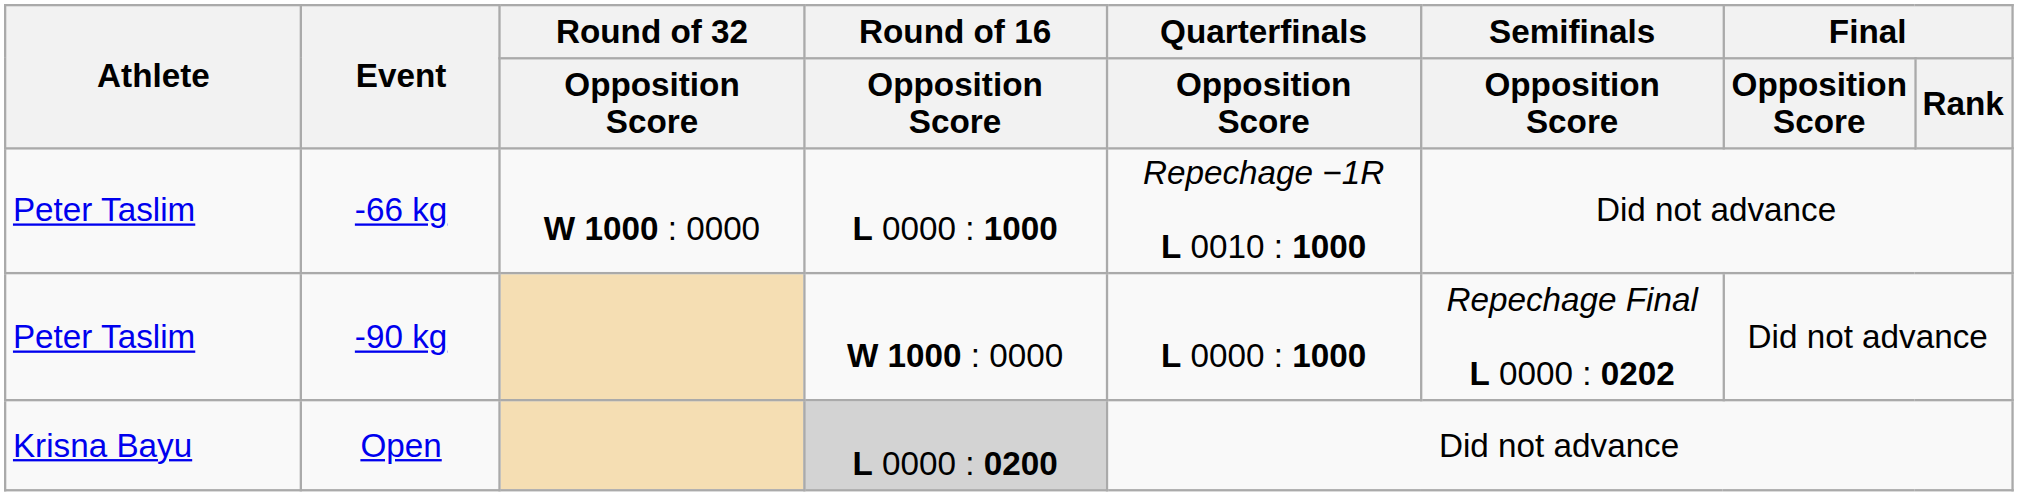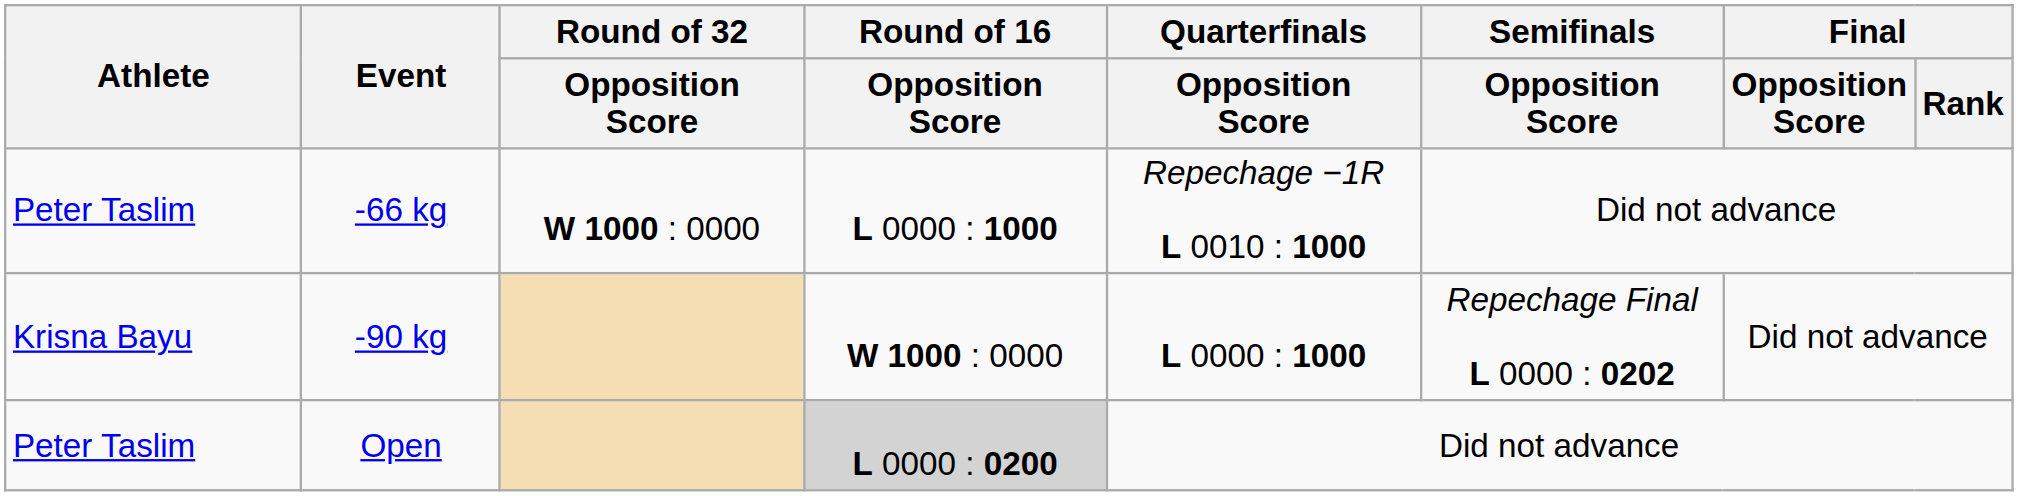(104, 337) Peter Taslim -> (103, 337) Krisna Bayu
(103, 445) Krisna Bayu -> (104, 445) Peter Taslim
